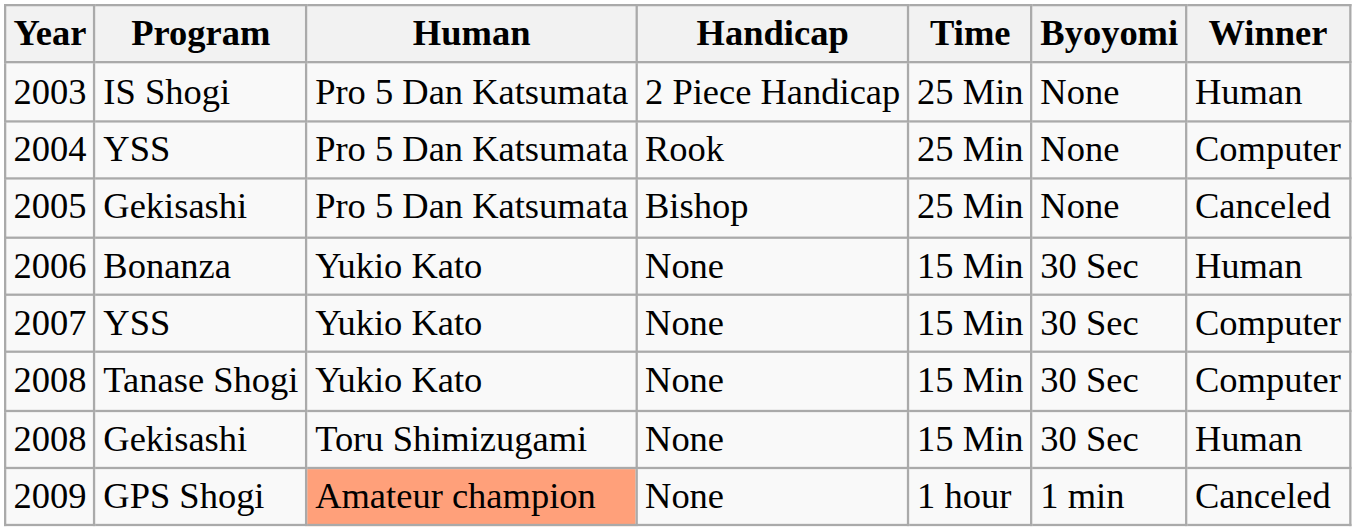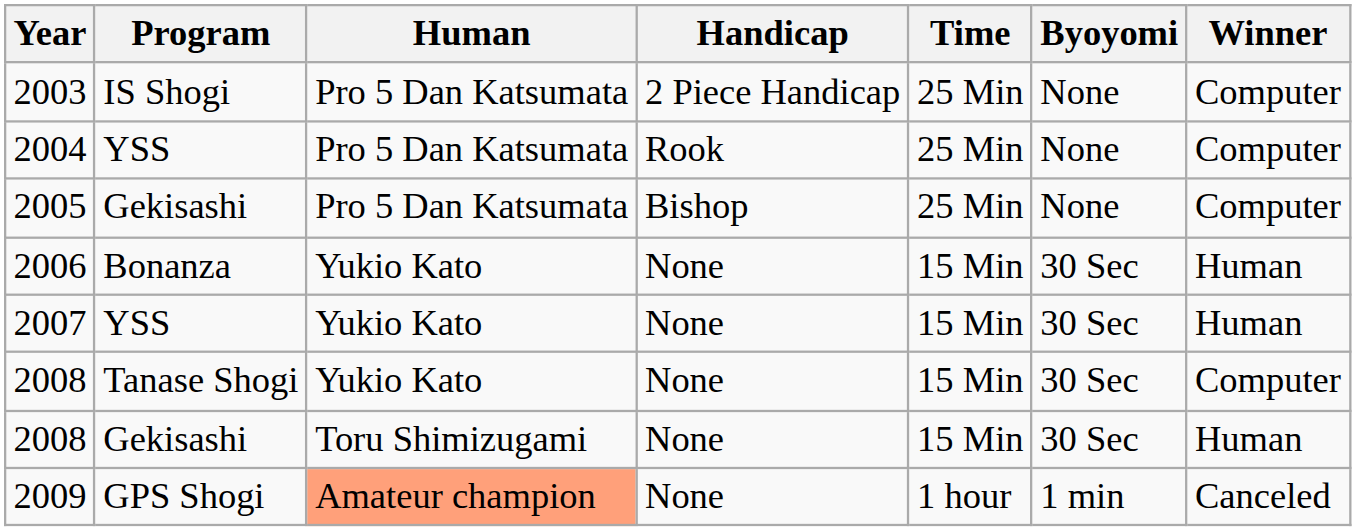(1249, 91) Human -> (1268, 91) Computer
(1263, 206) Canceled -> (1268, 206) Computer
(1268, 322) Computer -> (1249, 322) Human
